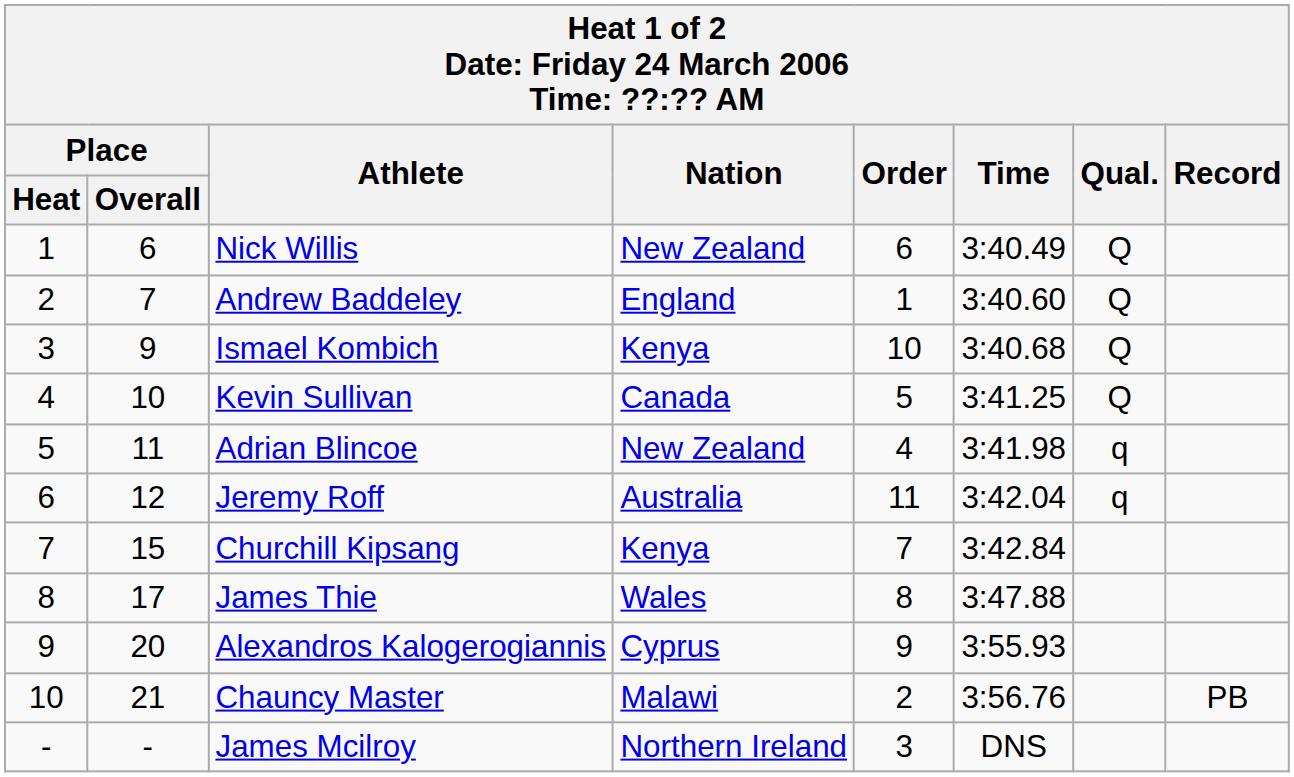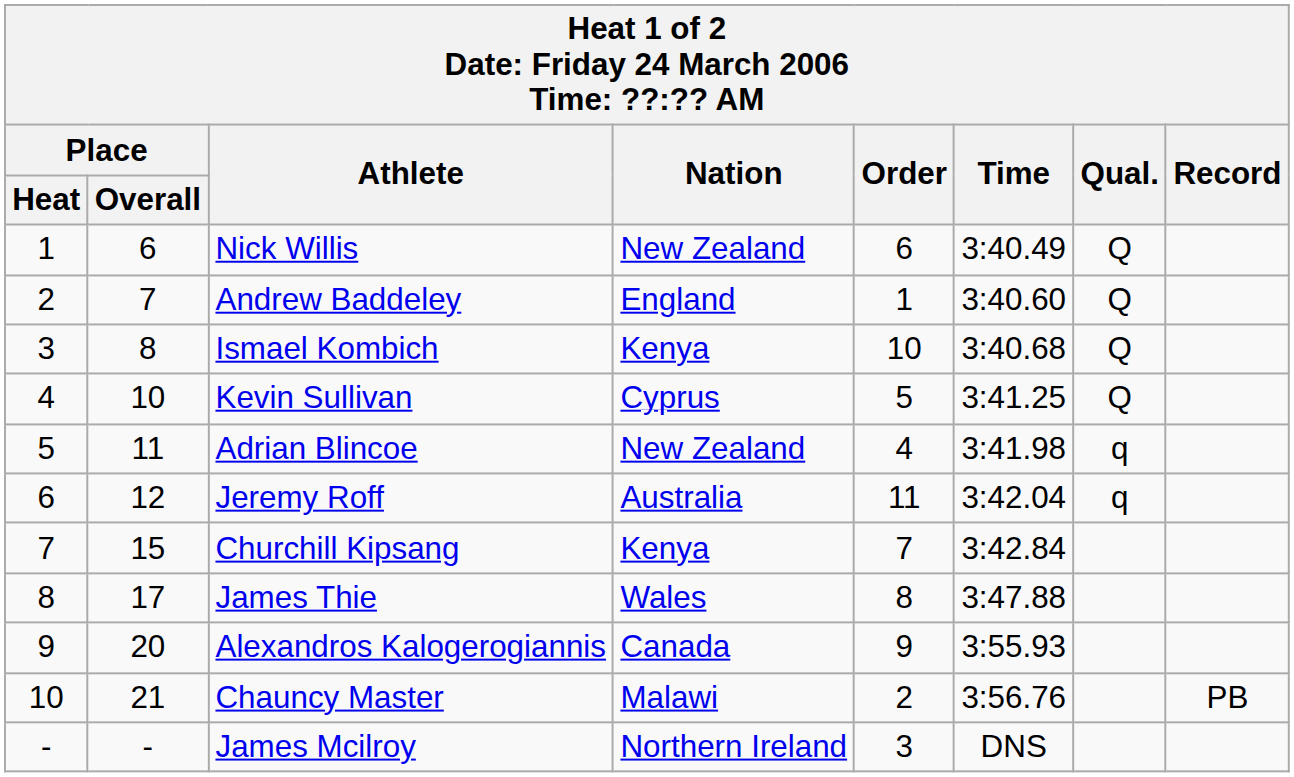(148, 348) 9 -> (148, 348) 8
(675, 398) Canada -> (670, 398) Cyprus
(670, 647) Cyprus -> (675, 647) Canada
